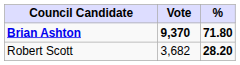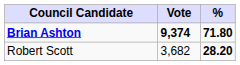(175, 32) 9,370 -> (175, 32) 9,374
